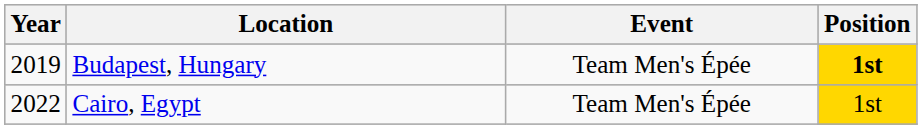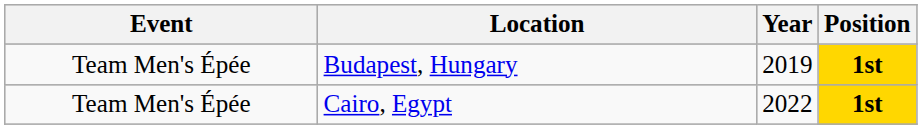columns swapped: (36, 24) <-> (662, 24)
(867, 104) normal -> (867, 104) bold
